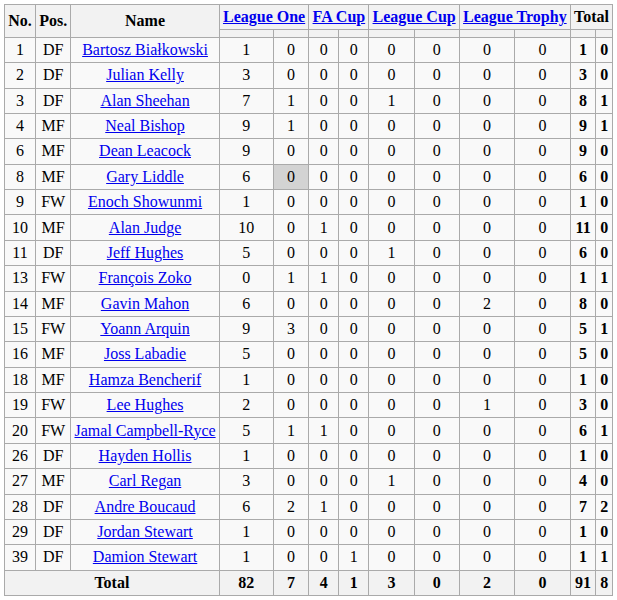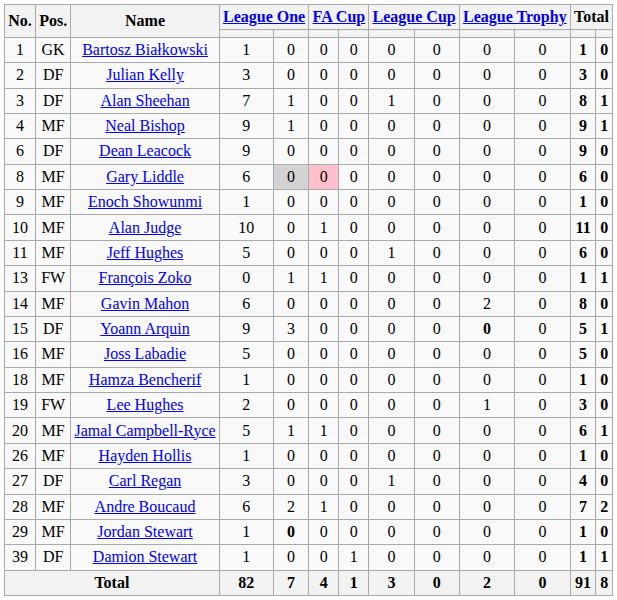(53, 49) DF -> (53, 49) GK
(53, 151) MF -> (53, 151) DF
(324, 176) no background -> (324, 176) pink background
(53, 202) FW -> (53, 202) MF
(53, 252) DF -> (53, 252) MF
(53, 329) FW -> (53, 329) DF
(487, 329) normal -> (487, 329) bold
(53, 430) FW -> (53, 430) MF
(53, 455) DF -> (53, 455) MF
(53, 481) MF -> (53, 481) DF
(53, 506) DF -> (53, 506) MF
(53, 532) DF -> (53, 532) MF
(291, 532) normal -> (291, 532) bold
